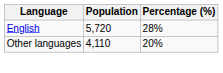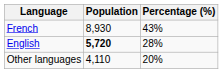+ row: (22, 28)
(98, 28) normal -> (98, 44) bold
